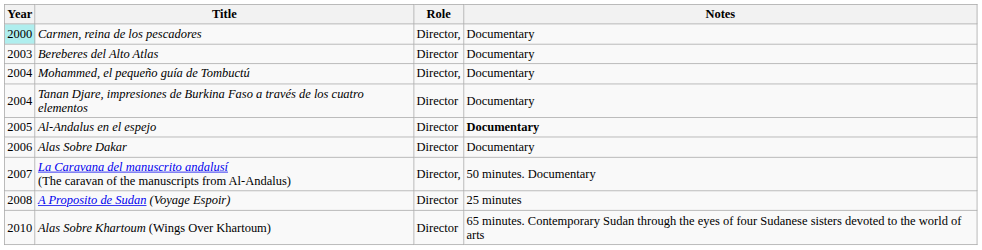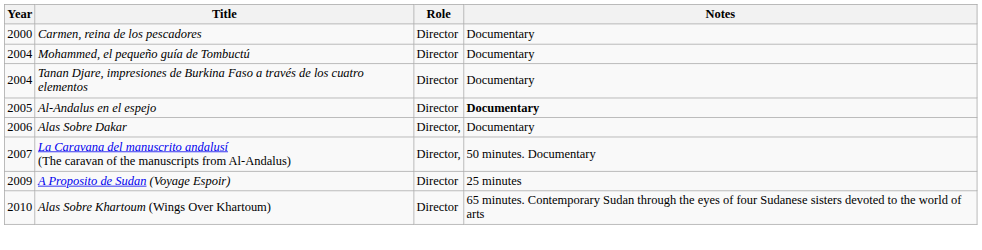(20, 34) paleturquoise background -> (20, 34) no background
(439, 34) Director, -> (437, 34) Director
- row: (98, 53)
(439, 73) Director, -> (437, 53) Director
(437, 147) Director -> (439, 127) Director,
(20, 200) 2008 -> (20, 181) 2009
